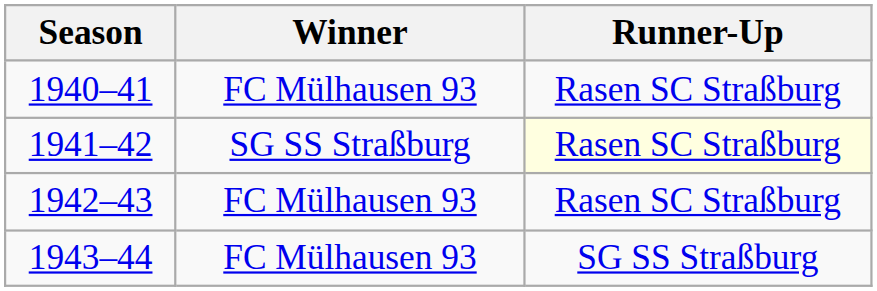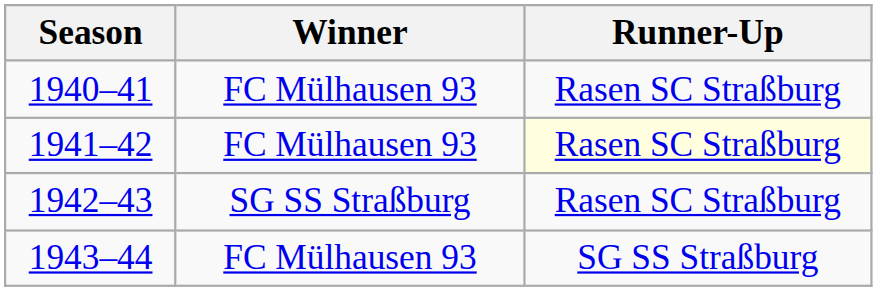(350, 144) SG SS Straßburg -> (350, 144) FC Mülhausen 93
(350, 200) FC Mülhausen 93 -> (350, 200) SG SS Straßburg
